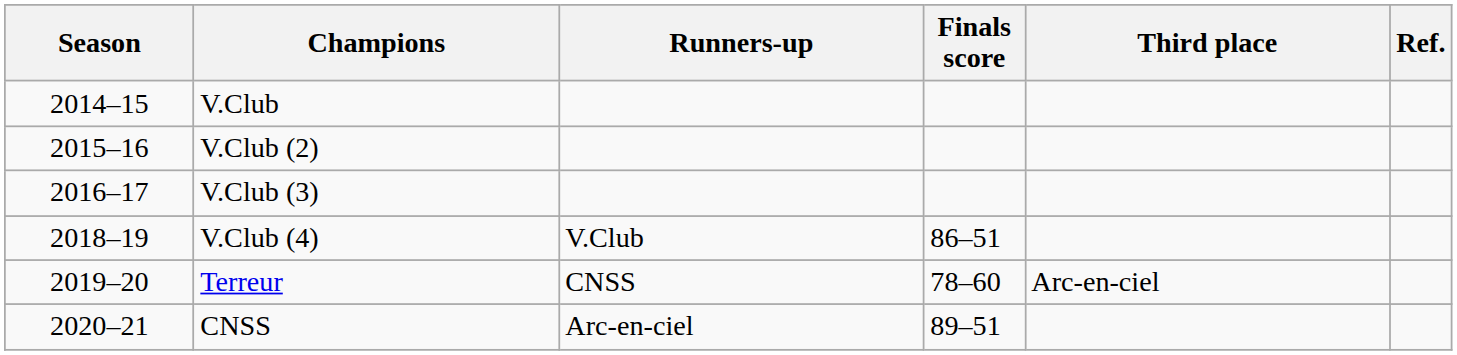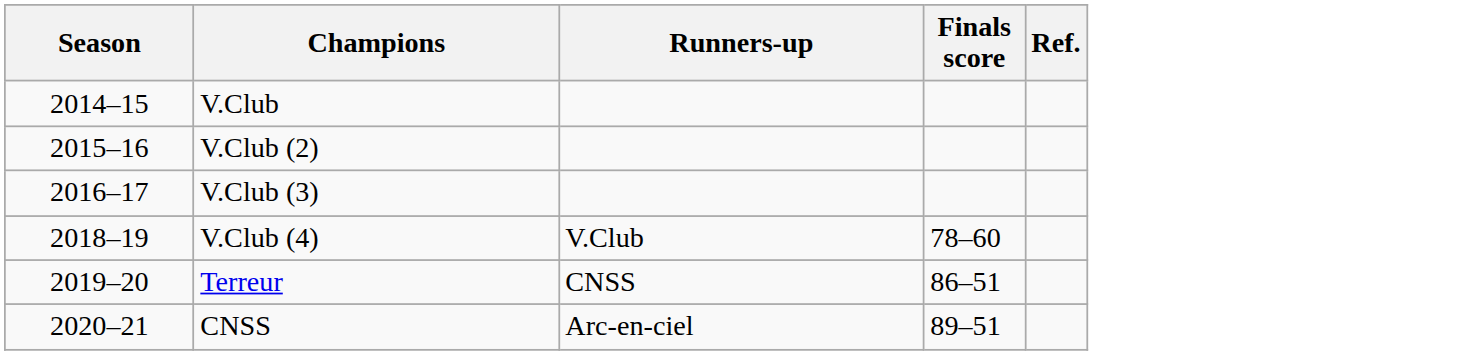- column: (1207, 42)
(966, 237) 86–51 -> (966, 237) 78–60
(966, 281) 78–60 -> (966, 281) 86–51
